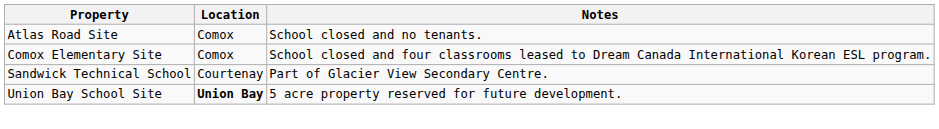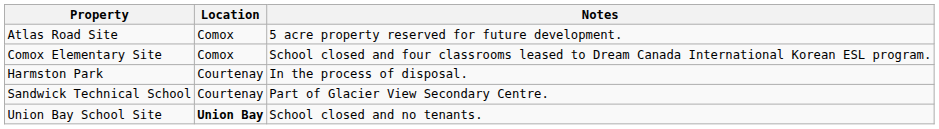(376, 34) School closed and no tenants. -> (446, 34) 5 acre property reserved for future development.
+ row: (55, 74)
(446, 94) 5 acre property reserved for future development. -> (376, 114) School closed and no tenants.
